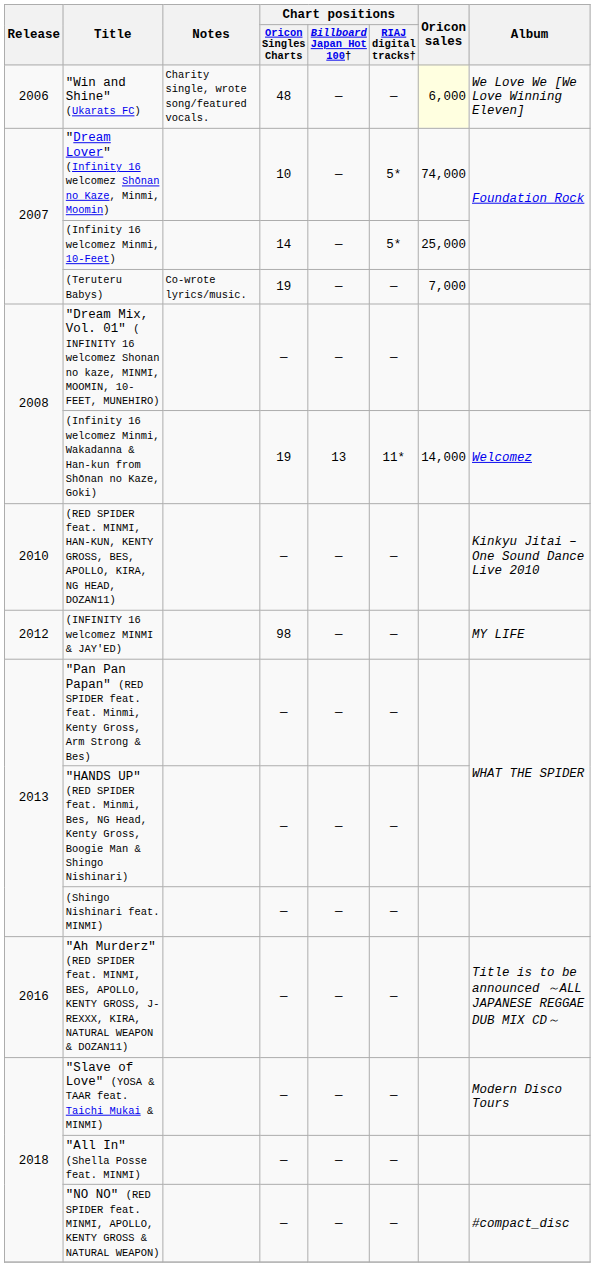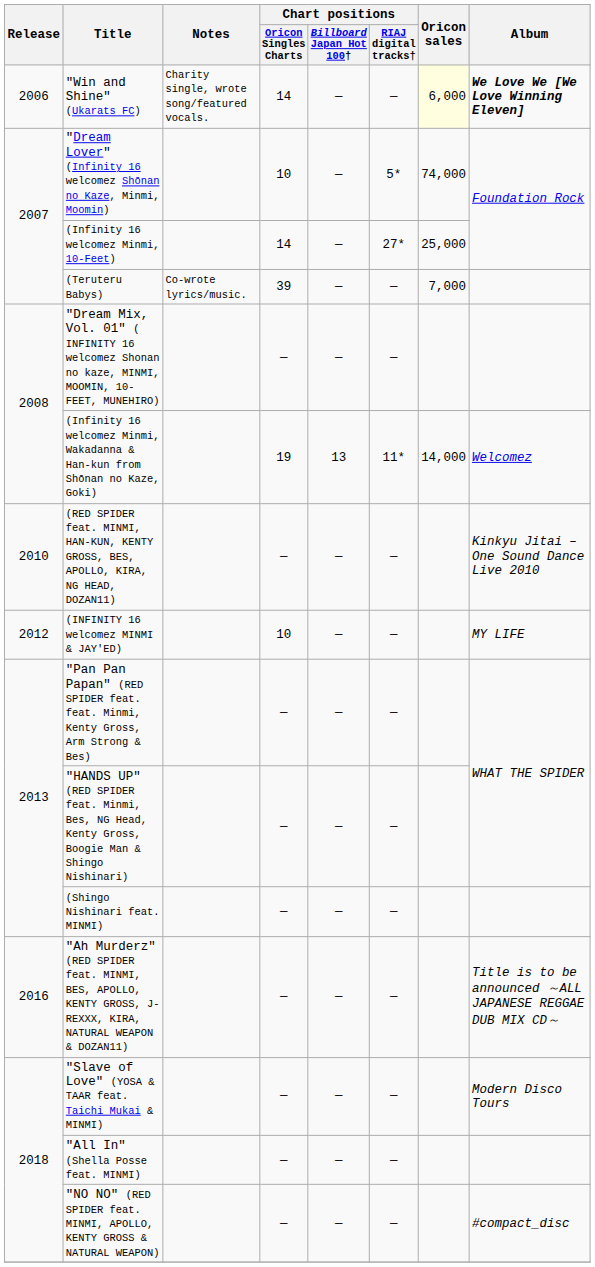(284, 96) 48 -> (284, 96) 14
(524, 96) normal -> (524, 96) bold
(394, 245) 5* -> (394, 245) 27*
(284, 287) 19 -> (284, 287) 39
(284, 635) 98 -> (284, 635) 10
